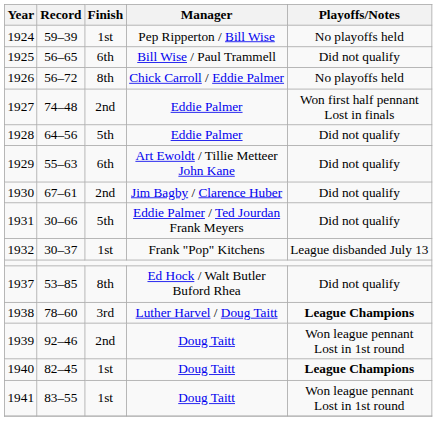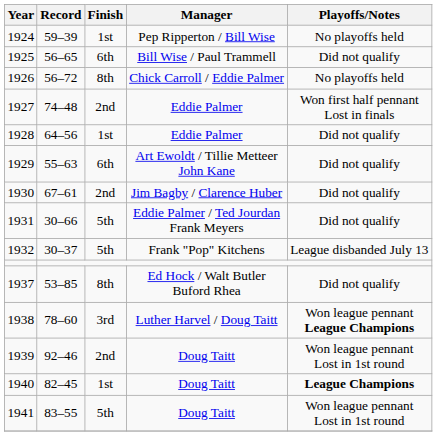(105, 135) 5th -> (105, 135) 1st
(105, 249) 1st -> (105, 249) 5th
(359, 312) League Champions -> (359, 320) Won league pennant League Champions
(105, 398) 1st -> (105, 413) 5th
